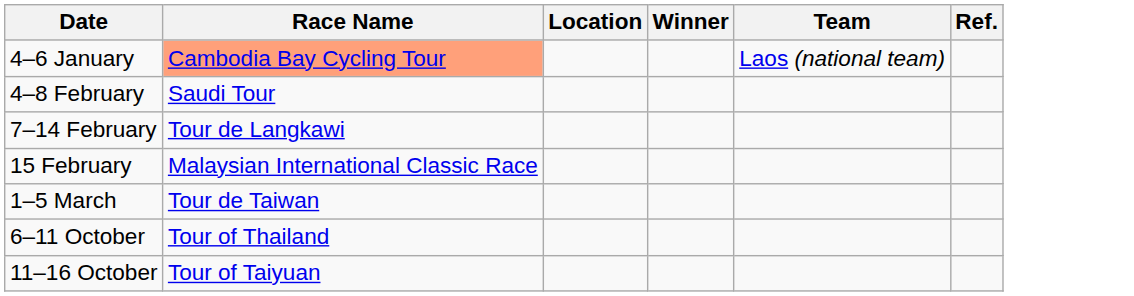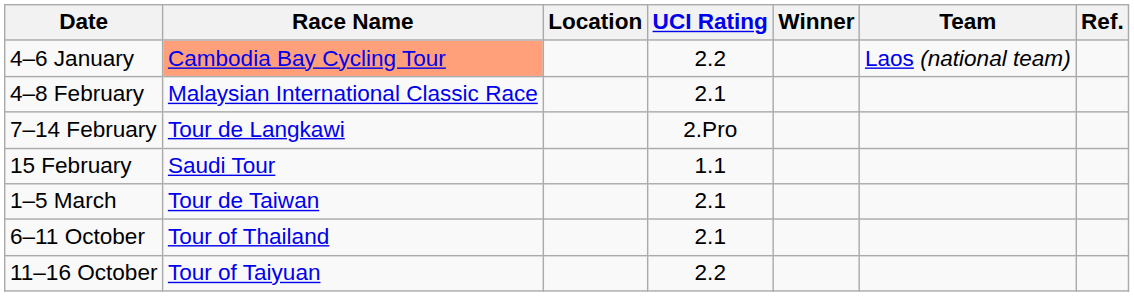+ column: (710, 22)
(222, 93) Saudi Tour -> (353, 93) Malaysian International Classic Race
(353, 165) Malaysian International Classic Race -> (222, 165) Saudi Tour
